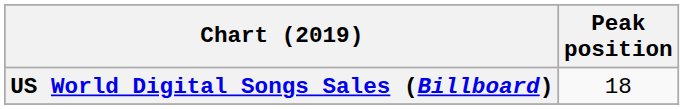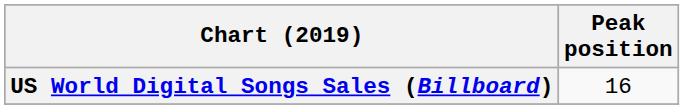(618, 86) 18 -> (618, 86) 16
